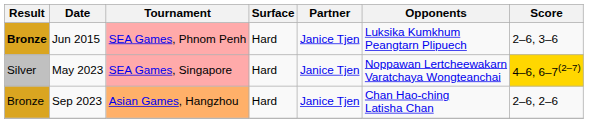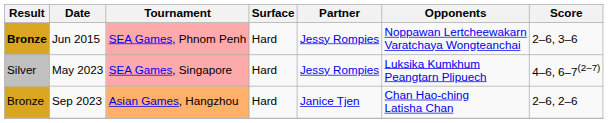(330, 38) Janice Tjen -> (340, 38) Jessy Rompies
(416, 38) Luksika Kumkhum Peangtarn Plipuech -> (456, 38) Noppawan Lertcheewakarn Varatchaya Wongteanchai
(330, 70) Janice Tjen -> (340, 70) Jessy Rompies
(436, 70) Noppawan Lertcheewakarn Varatchaya Wongteanchai -> (436, 70) Luksika Kumkhum Peangtarn Plipuech
(547, 70) gold background -> (566, 70) no background
